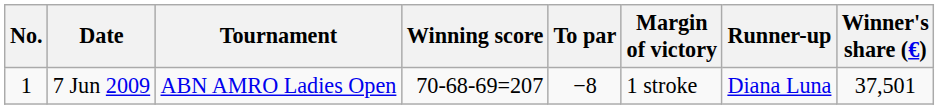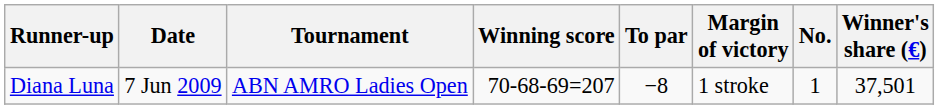columns swapped: (26, 36) <-> (779, 36)
